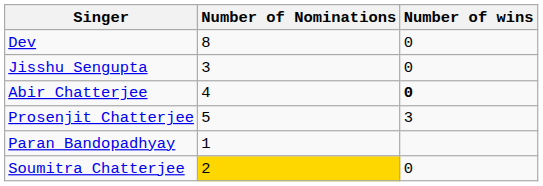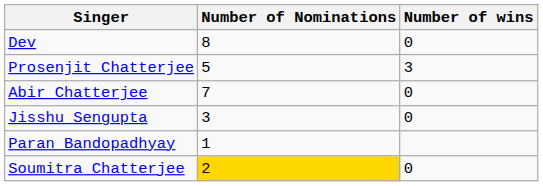rows swapped: (101, 118) <-> (78, 68)
(206, 93) 4 -> (206, 93) 7
(408, 93) bold -> (408, 93) normal
